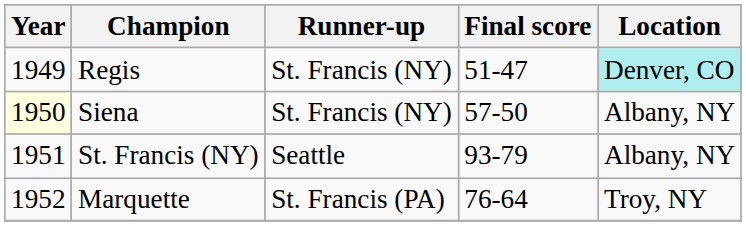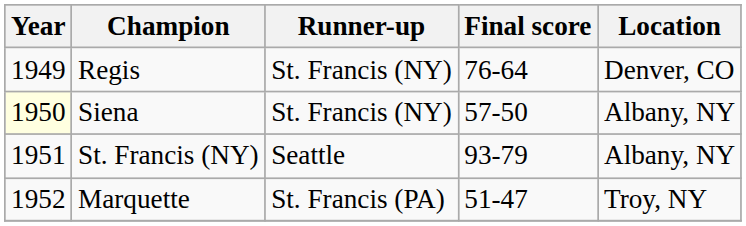(496, 69) 51-47 -> (496, 69) 76-64
(669, 69) paleturquoise background -> (669, 69) no background
(496, 198) 76-64 -> (496, 198) 51-47
